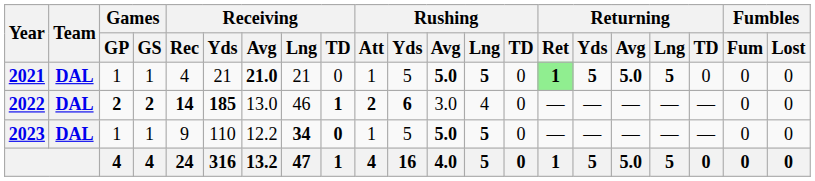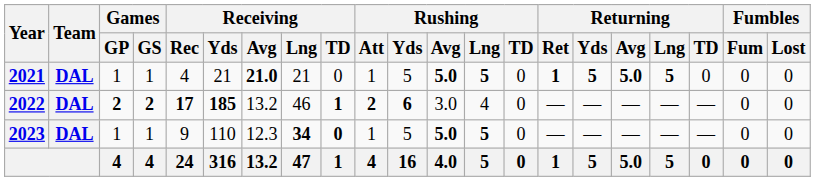(555, 76) lightgreen background -> (555, 76) no background
(185, 104) 14 -> (185, 104) 17
(262, 104) 13.0 -> (262, 104) 13.2
(262, 133) 12.2 -> (262, 133) 12.3
